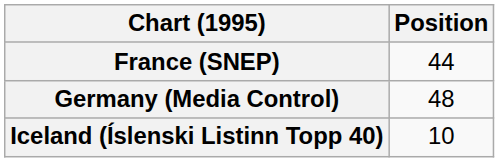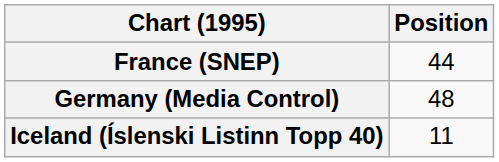(441, 136) 10 -> (441, 136) 11
